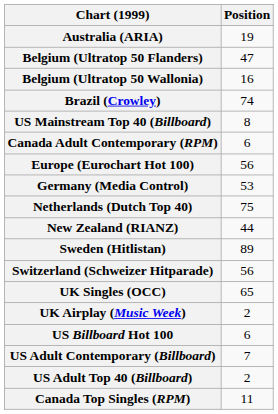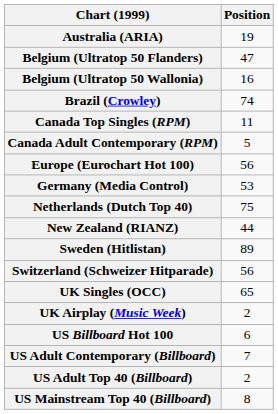rows swapped: (113, 398) <-> (113, 121)
(247, 143) 6 -> (247, 143) 5
